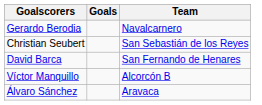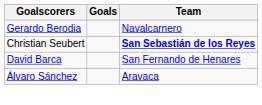(185, 44) normal -> (189, 44) bold
- row: (43, 76)
